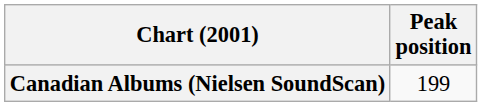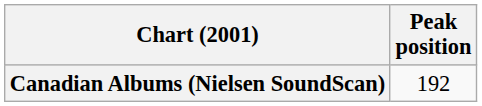(433, 82) 199 -> (433, 82) 192
